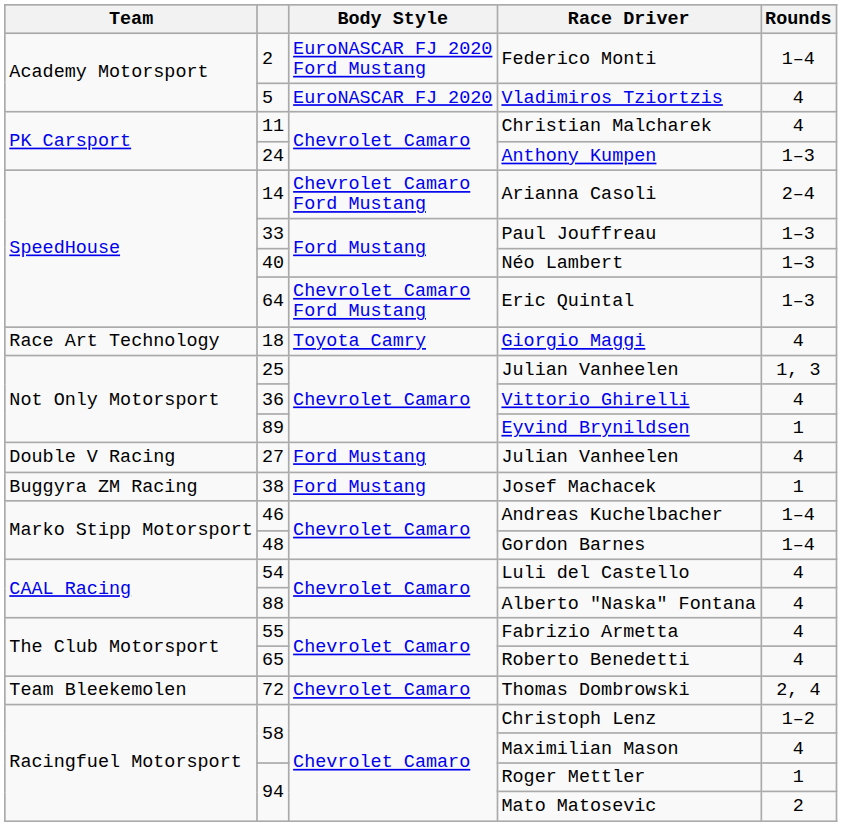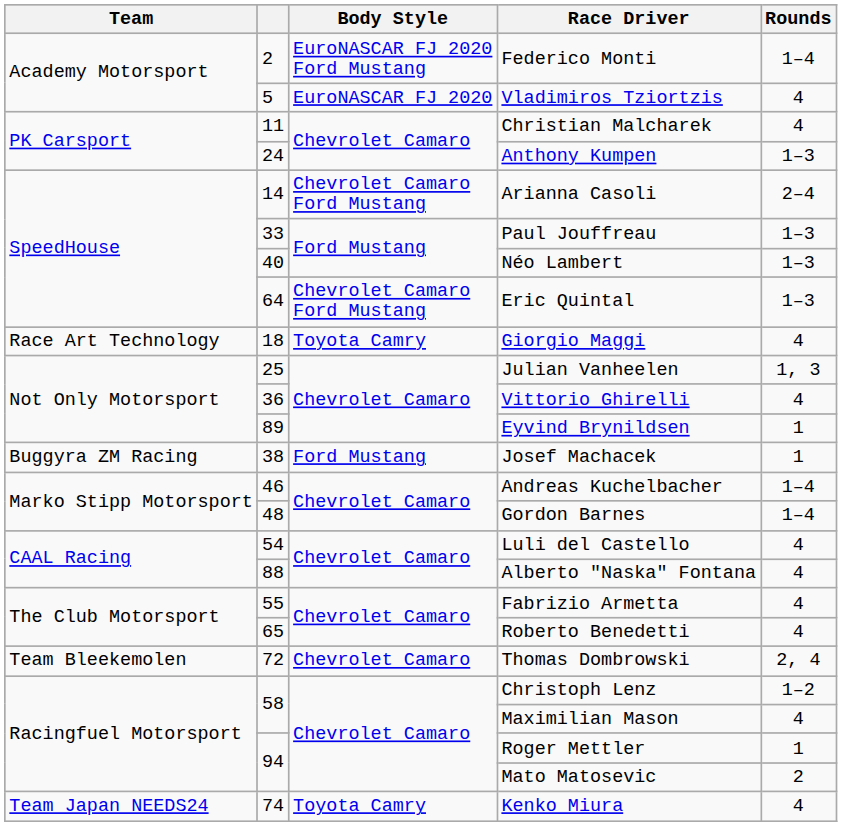- row: (273, 457)
+ row: (273, 806)
